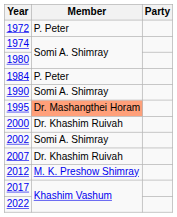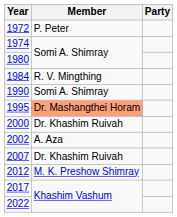(51, 76) P. Peter -> (68, 76) R. V. Mingthing
(71, 140) Somi A. Shimray -> (48, 140) A. Aza
